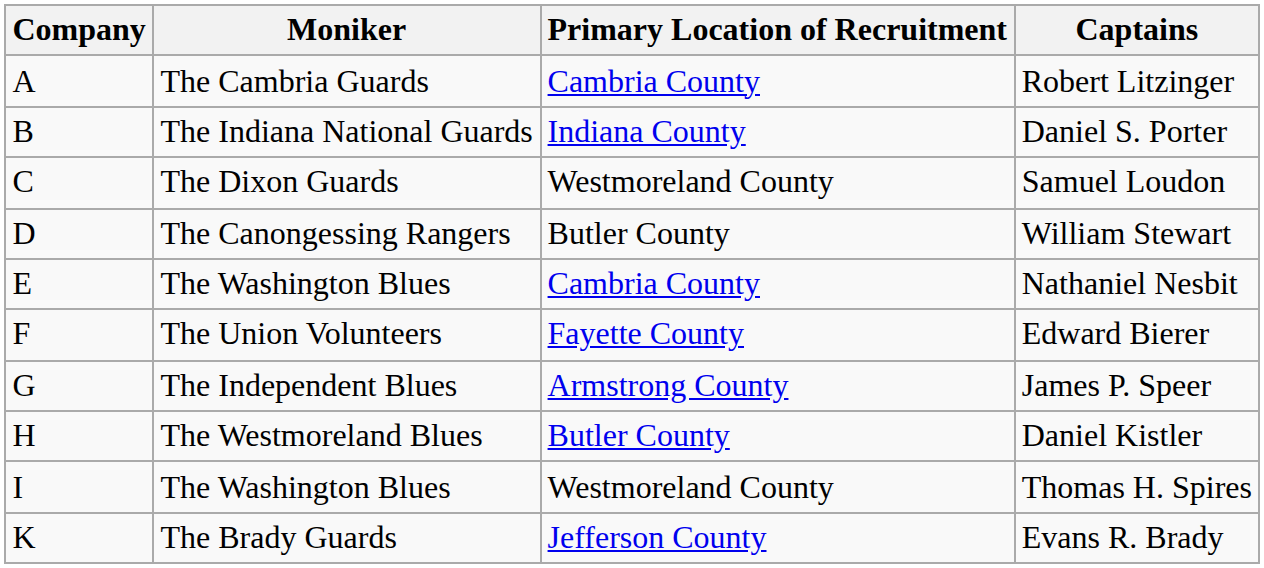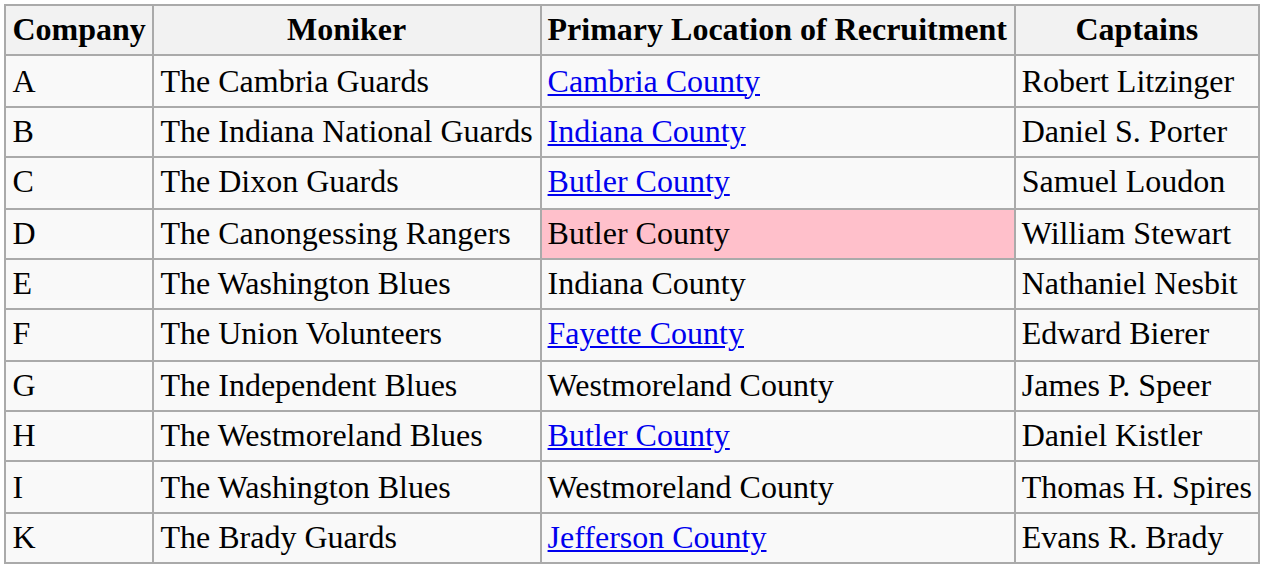(691, 182) Westmoreland County -> (639, 182) Butler County
(639, 232) no background -> (639, 232) pink background
(654, 283) Cambria County -> (647, 283) Indiana County
(668, 385) Armstrong County -> (691, 385) Westmoreland County
